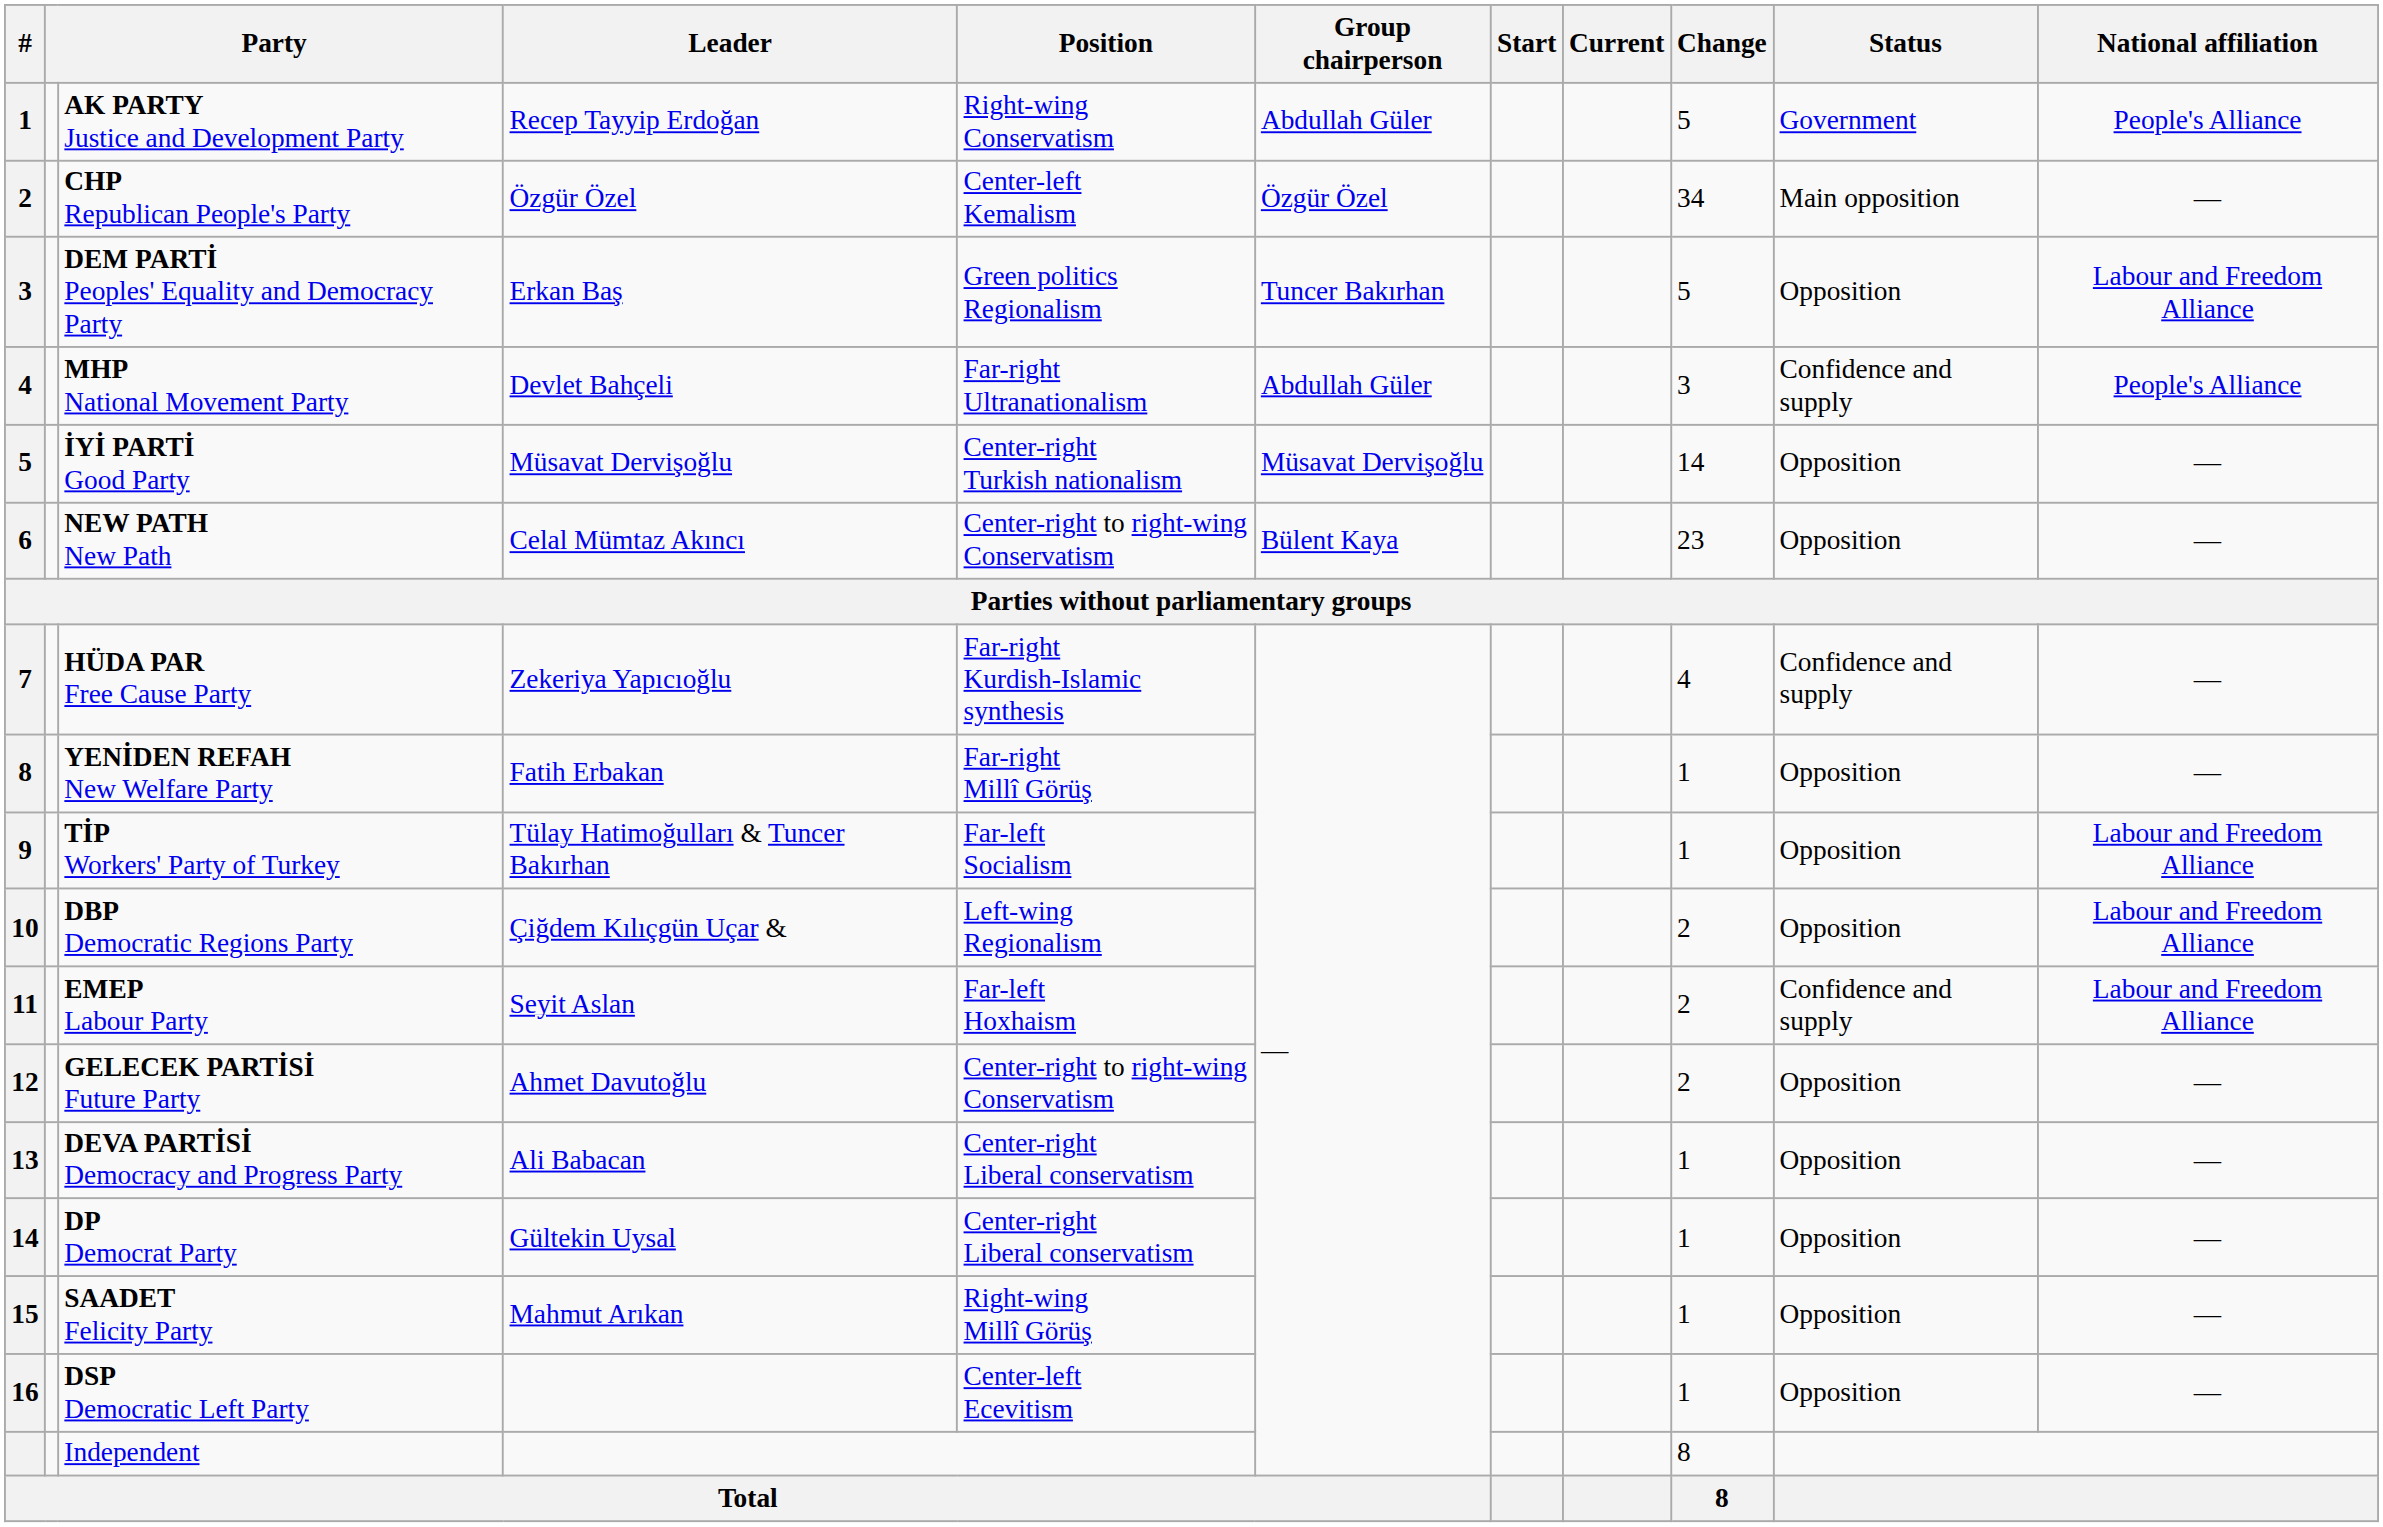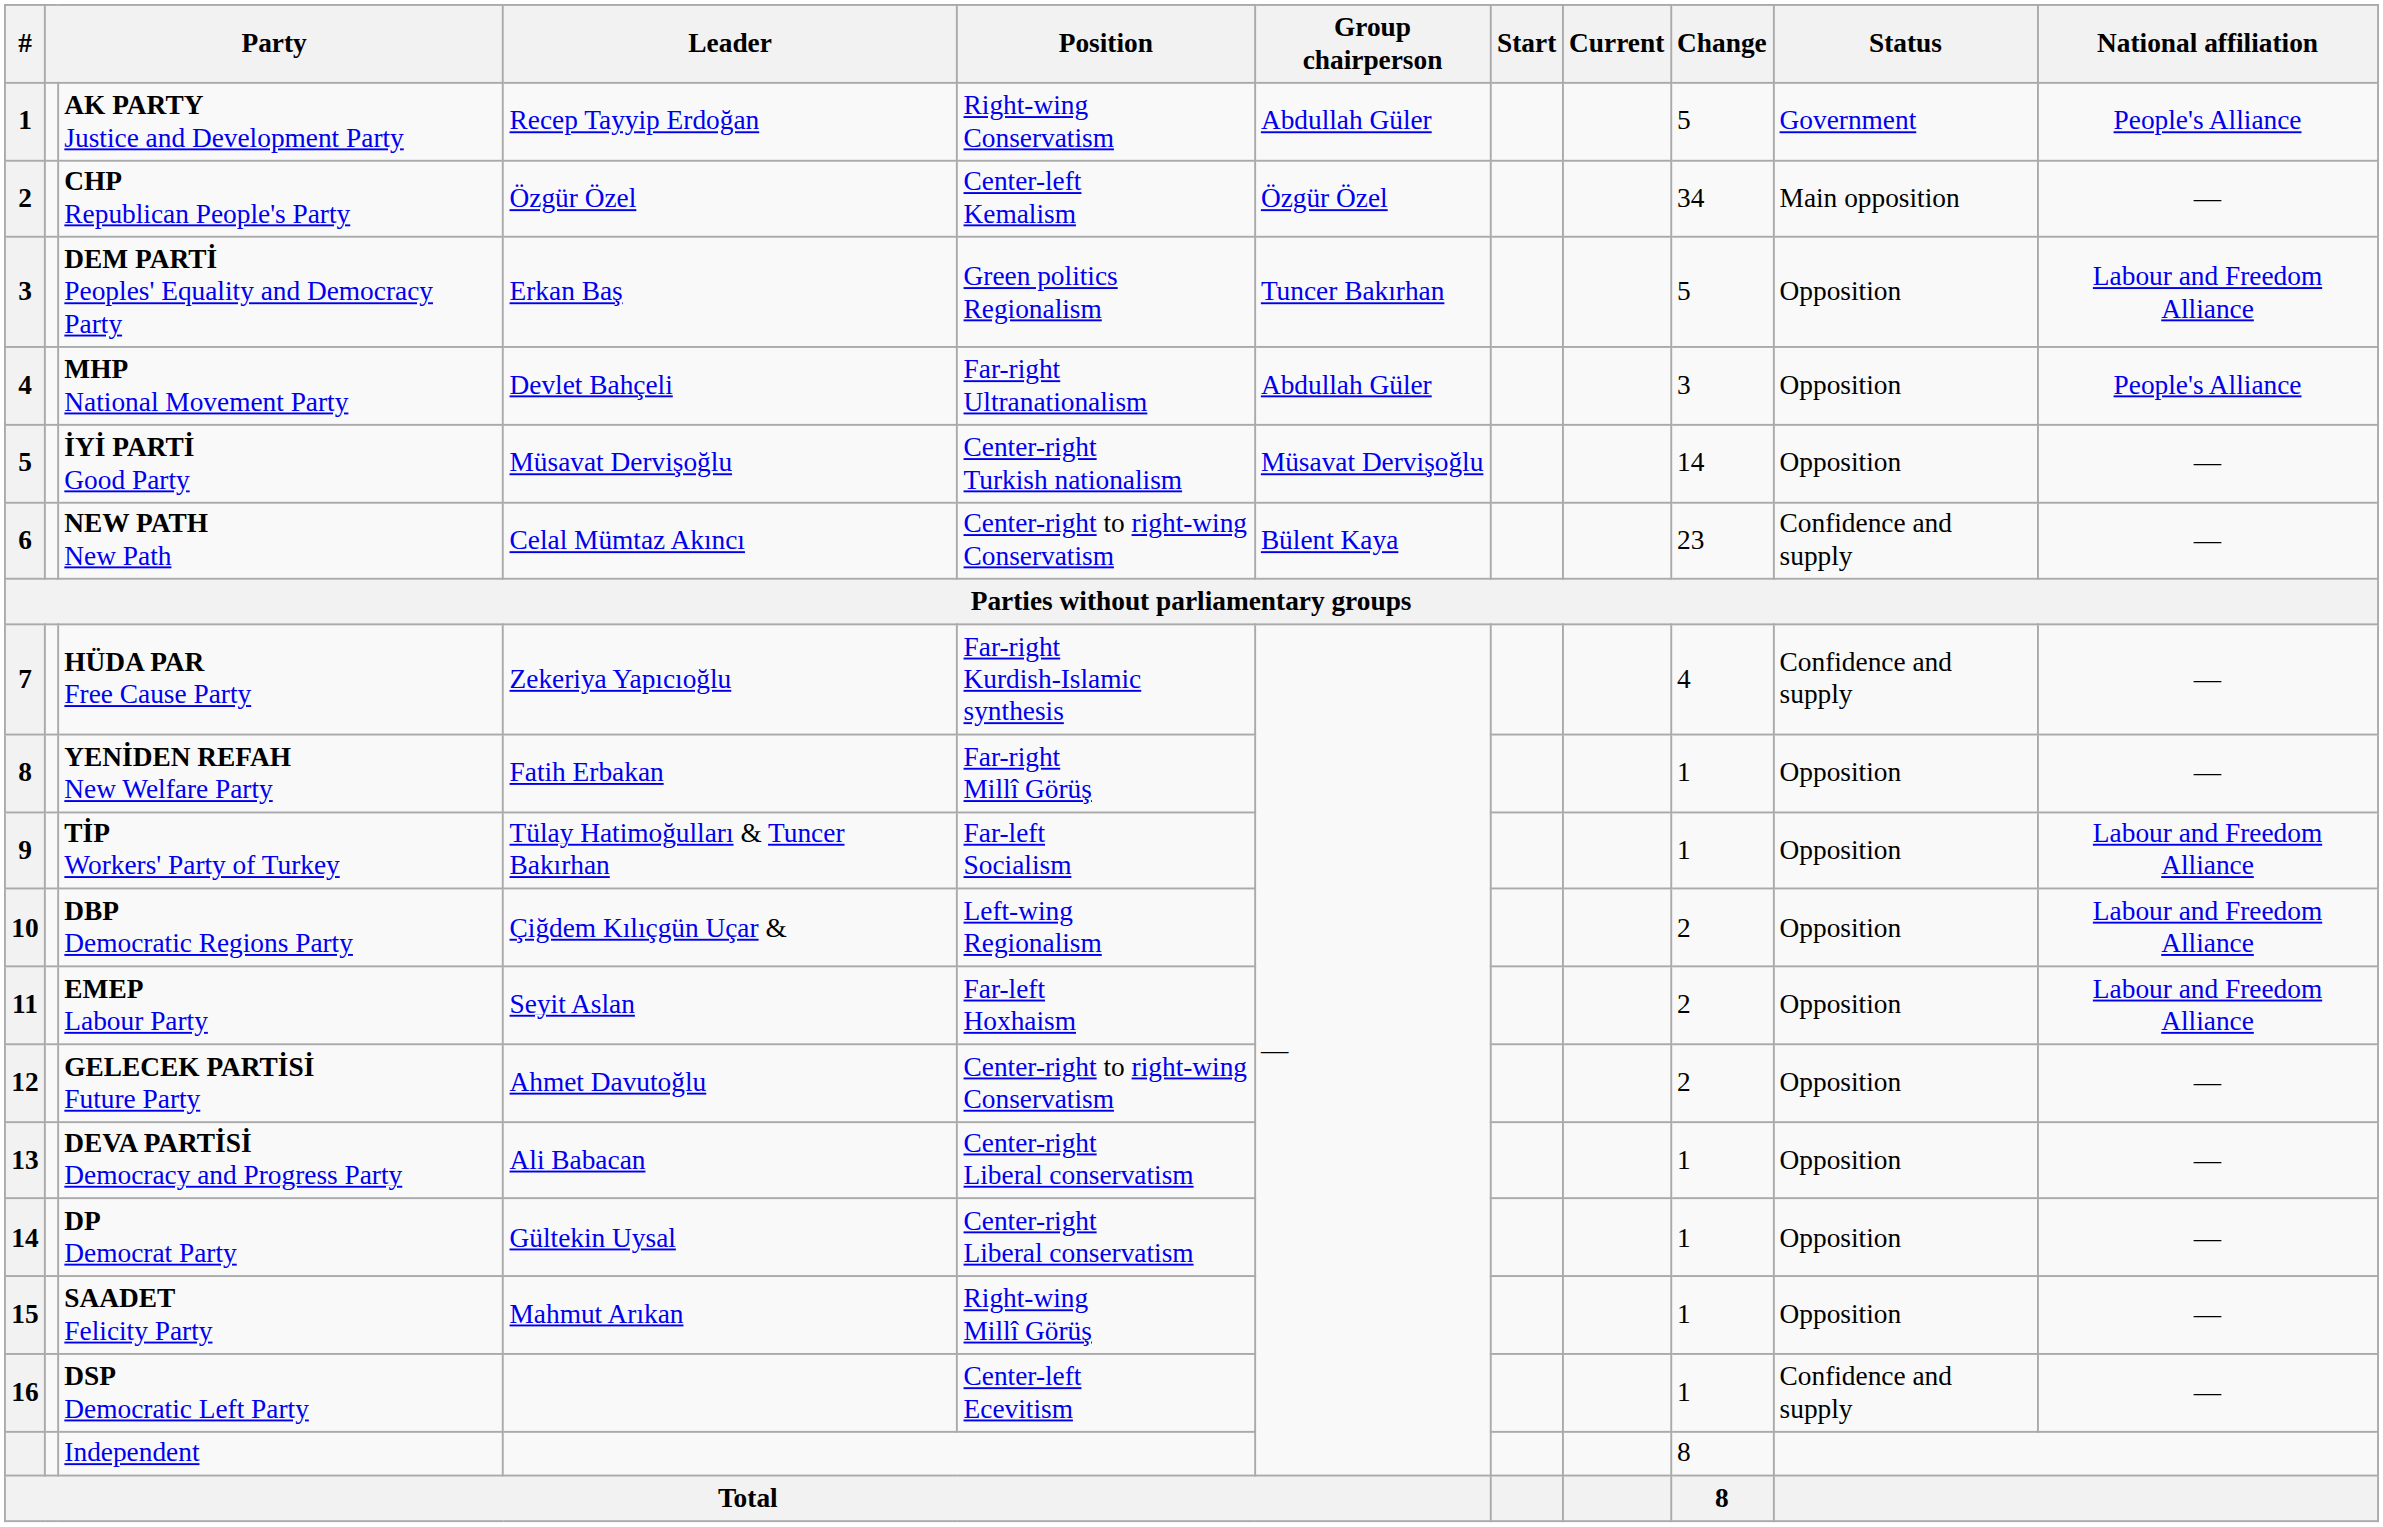(1866, 385) Confidence and supply -> (1840, 385) Opposition
(1840, 540) Opposition -> (1866, 540) Confidence and supply
(1866, 1005) Confidence and supply -> (1840, 1005) Opposition
(1840, 1392) Opposition -> (1866, 1392) Confidence and supply
